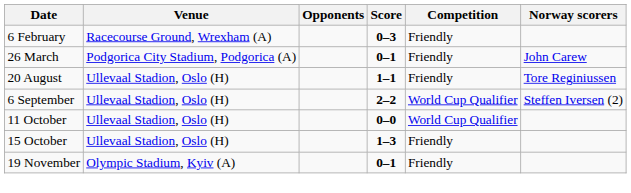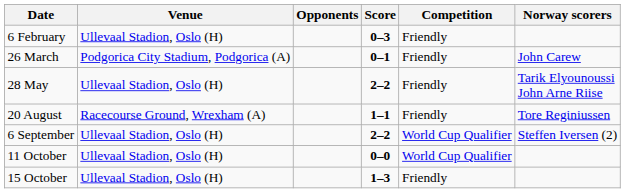(179, 36) Racecourse Ground, Wrexham (A) -> (152, 36) Ullevaal Stadion, Oslo (H)
+ row: (28, 85)
(157, 78) Ullevaal Stadion, Oslo (H) -> (173, 114) Racecourse Ground, Wrexham (A)
- row: (44, 162)
